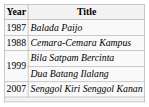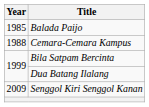(16, 27) 1987 -> (16, 27) 1985
(16, 89) 2007 -> (16, 89) 2009
